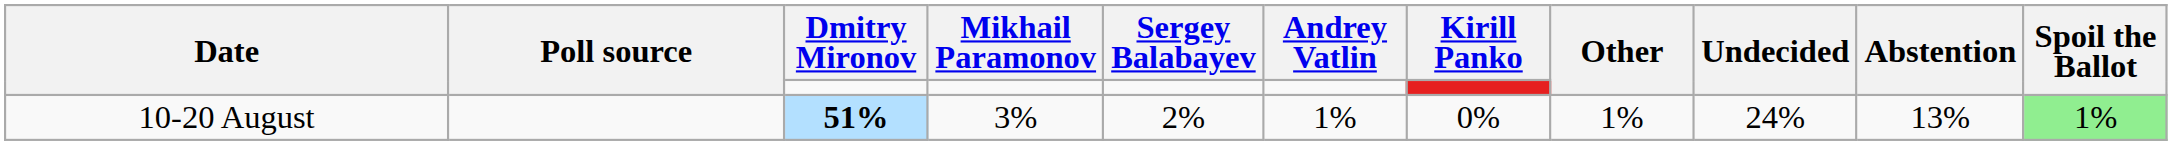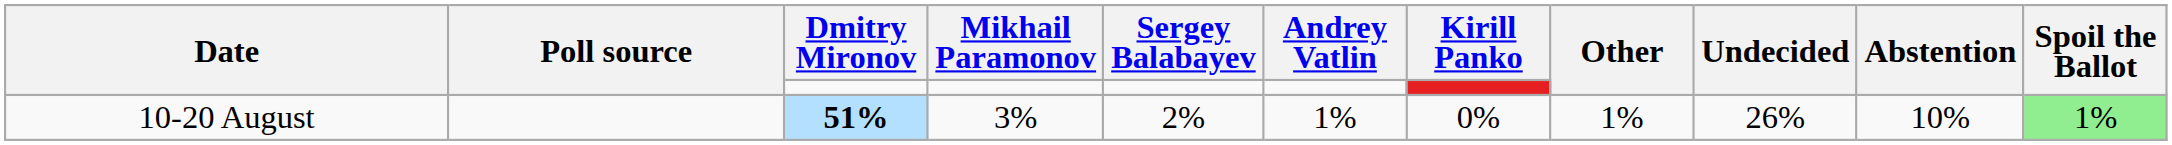(1775, 117) 24% -> (1775, 117) 26%
(1940, 117) 13% -> (1940, 117) 10%
